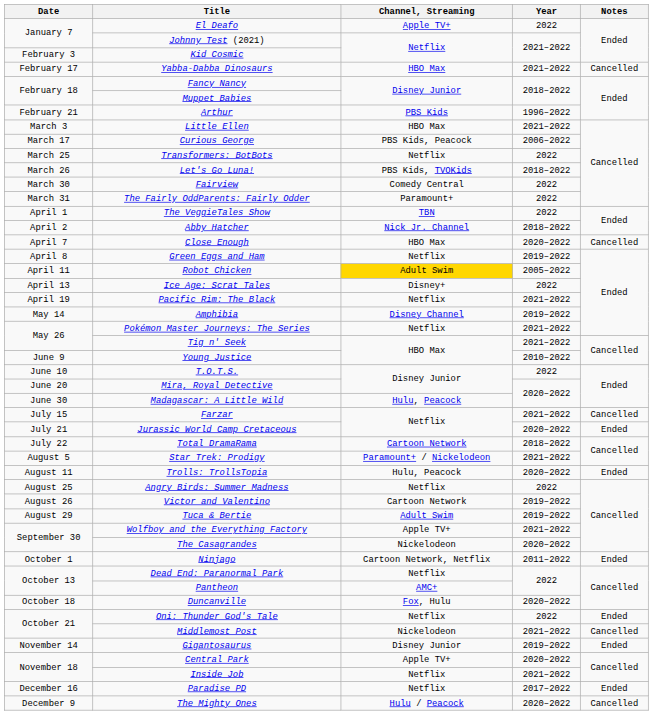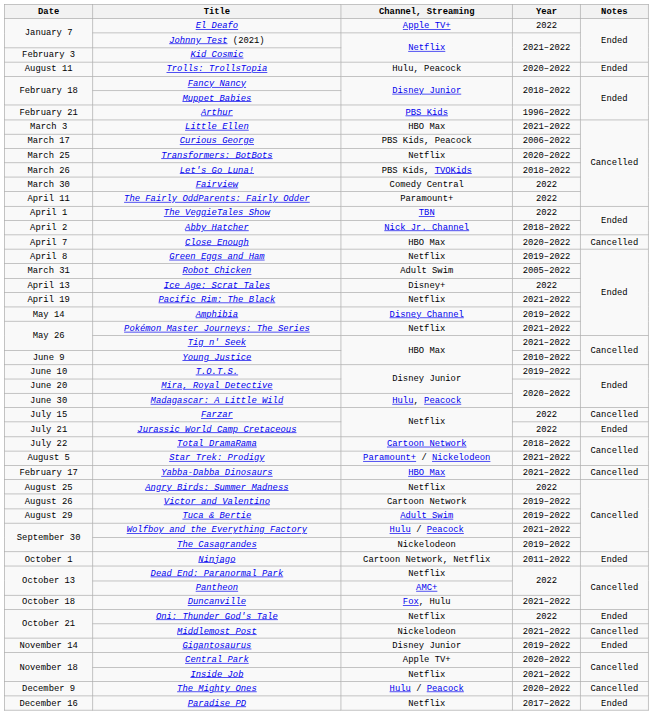rows swapped: (217, 69) <-> (217, 473)
(547, 156) 2022 -> (547, 156) 2020–2022
(49, 199) March 31 -> (49, 199) April 11
(49, 271) April 11 -> (49, 271) March 31
(427, 271) gold background -> (427, 271) no background
(547, 372) 2022 -> (547, 372) 2019–2022
(547, 415) 2021–2022 -> (547, 415) 2022
(547, 429) 2020–2022 -> (547, 429) 2022
(427, 530) Apple TV+ -> (427, 530) Hulu / Peacock
(547, 545) 2020–2022 -> (547, 545) 2019–2022
(547, 602) 2020–2022 -> (547, 602) 2021–2022
rows swapped: (217, 703) <-> (217, 689)
